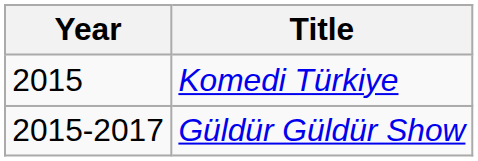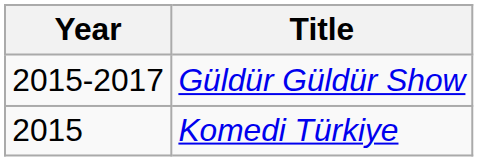rows swapped: (288, 79) <-> (322, 130)
